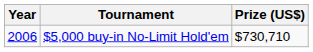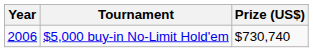(263, 36) $730,710 -> (263, 36) $730,740
